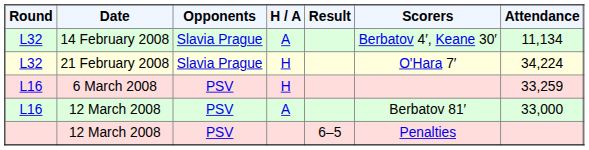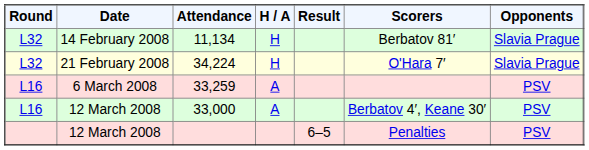columns swapped: (220, 16) <-> (542, 16)
(286, 40) A -> (275, 40) H
(428, 40) Berbatov 4′, Keane 30′ -> (417, 40) Berbatov 81′
(286, 86) H -> (275, 86) A
(428, 109) Berbatov 81′ -> (417, 109) Berbatov 4′, Keane 30′
